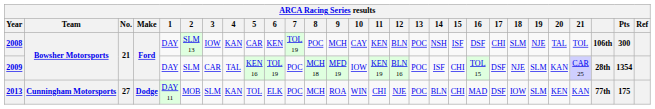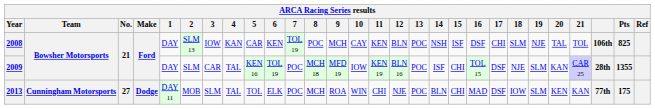(624, 44) 300 -> (624, 44) 825
(624, 68) 1354 -> (624, 68) 1355
(233, 92) KAN -> (233, 92) TAL
